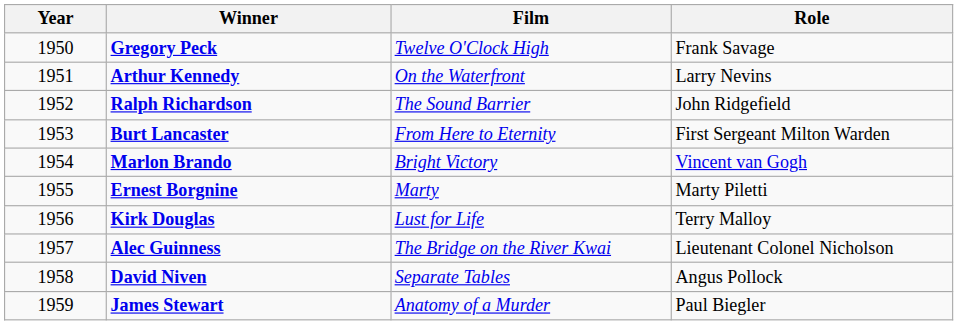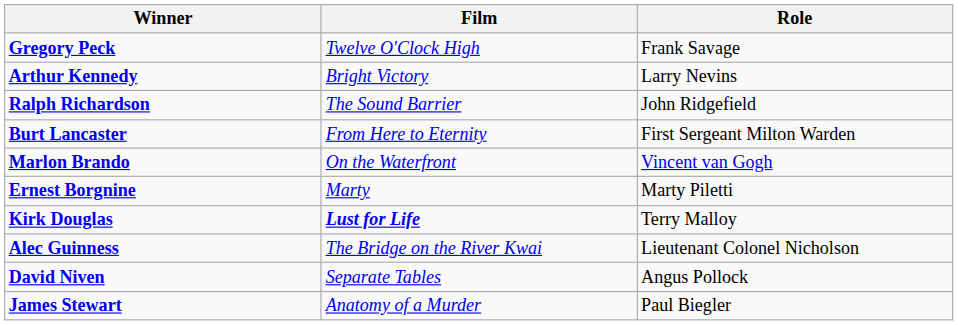- column: (55, 18)
(460, 76) On the Waterfront -> (377, 76) Bright Victory
(446, 162) Bright Victory -> (391, 162) On the Waterfront
(439, 219) normal -> (373, 219) bold
